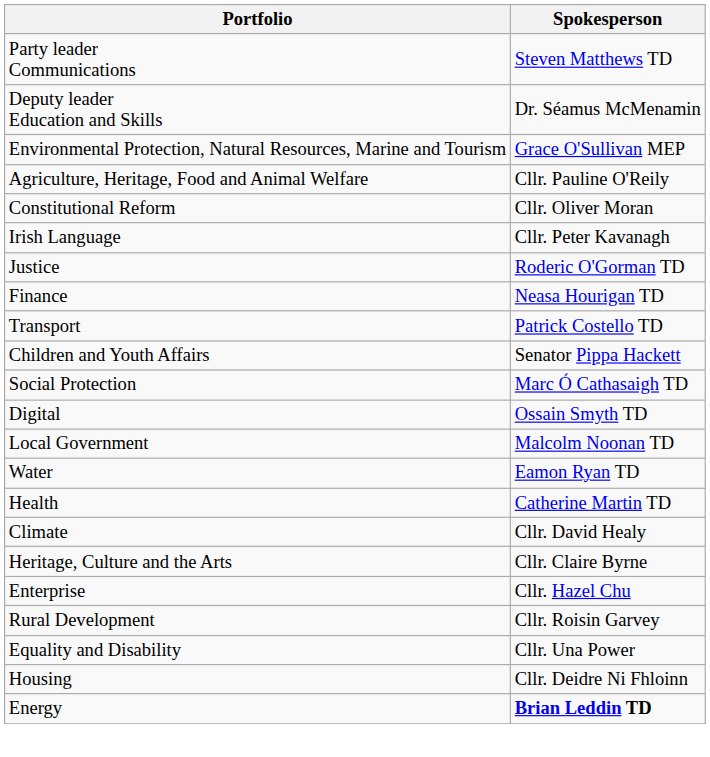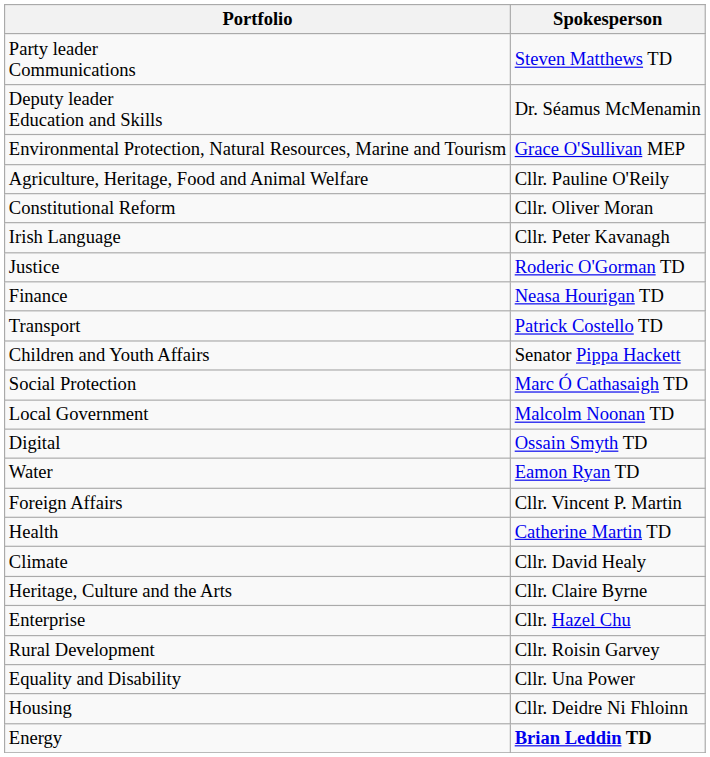rows swapped: (35, 414) <-> (79, 443)
+ row: (66, 502)
